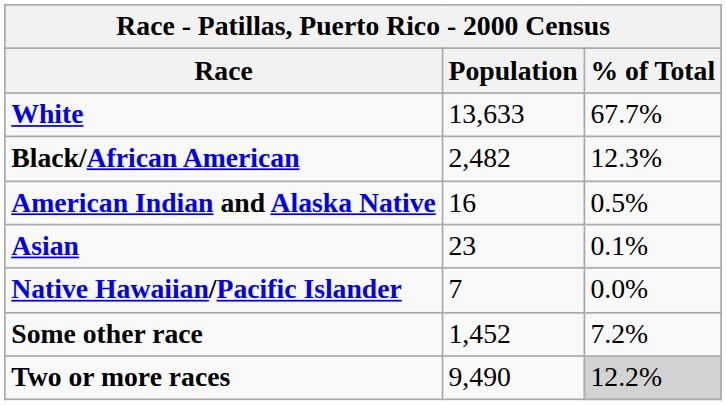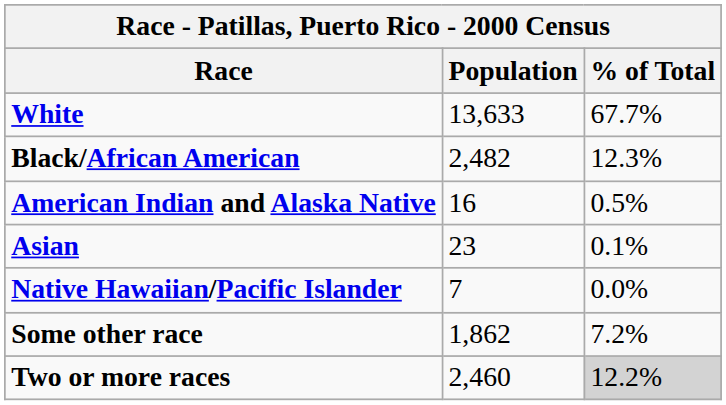(480, 333) 1,452 -> (480, 333) 1,862
(480, 377) 9,490 -> (480, 377) 2,460
